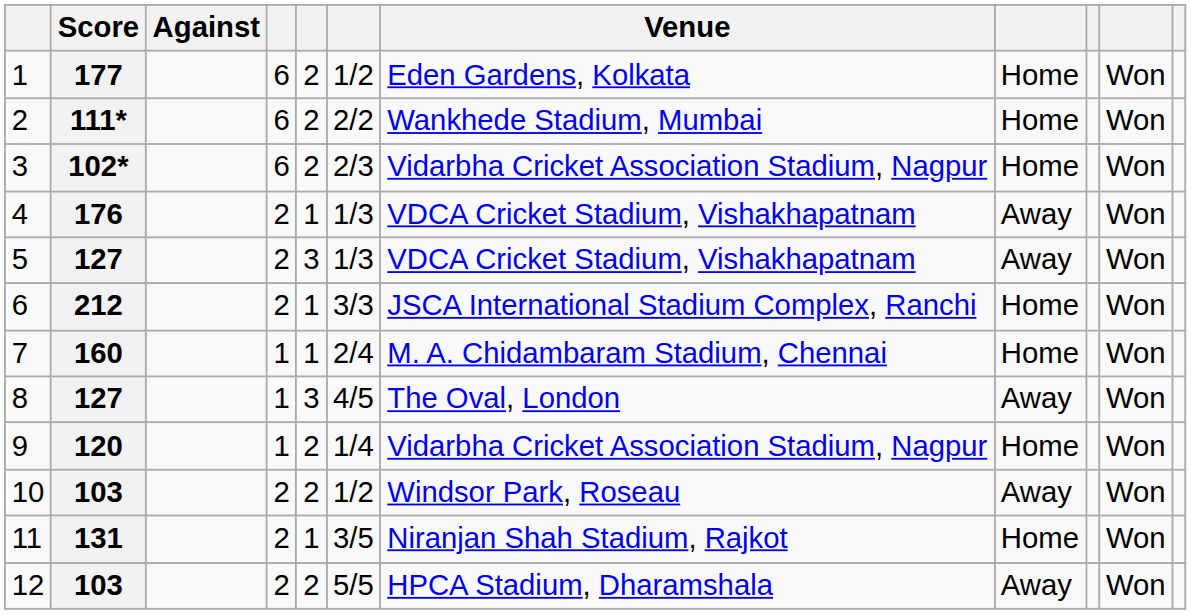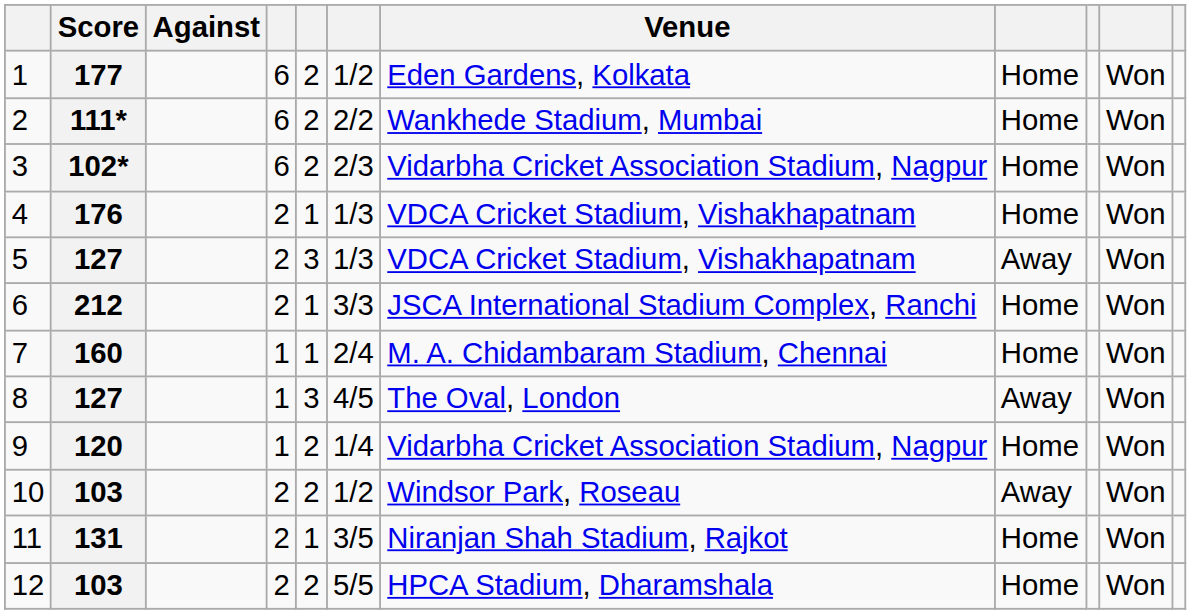(1036, 213) Away -> (1040, 213) Home
(1036, 584) Away -> (1040, 584) Home
